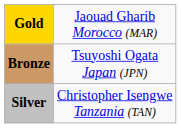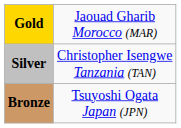rows swapped: (29, 102) <-> (29, 63)
